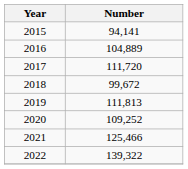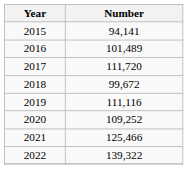(124, 48) 104,889 -> (124, 48) 101,489
(124, 102) 111,813 -> (124, 102) 111,116
